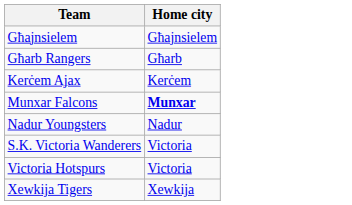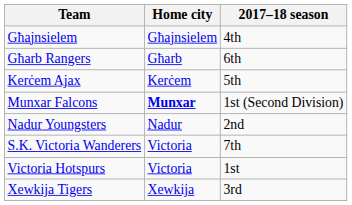+ column: (283, 15)
